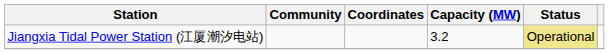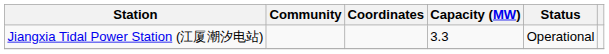(439, 36) 3.2 -> (439, 36) 3.3
(561, 36) khaki background -> (561, 36) no background
